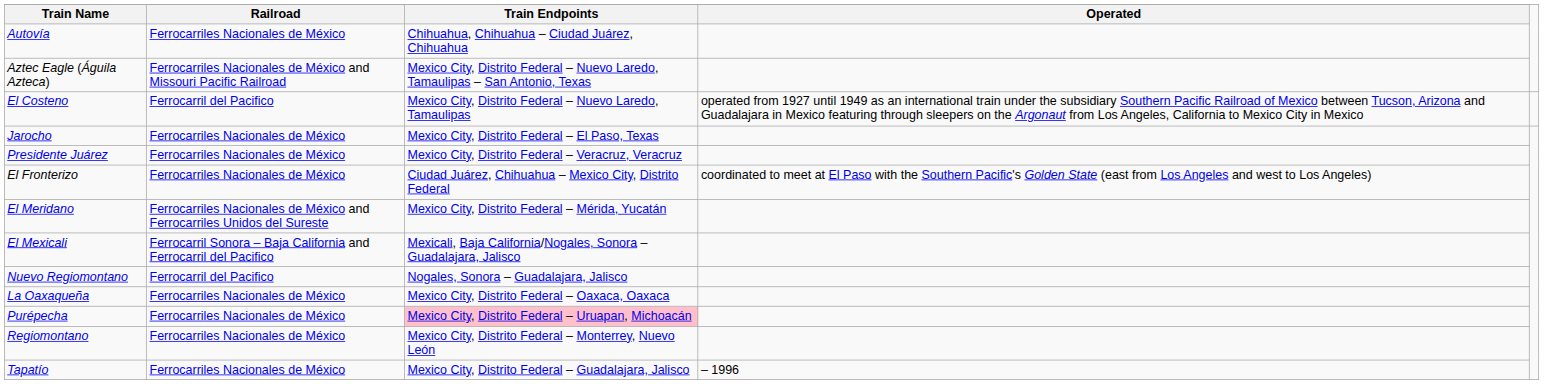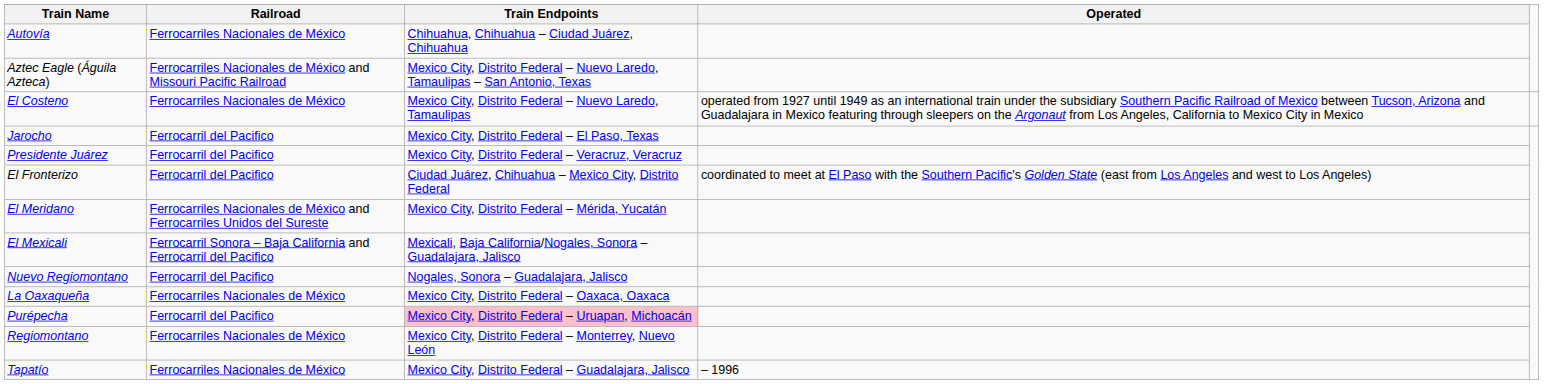(212, 101) Ferrocarril del Pacifico -> (247, 101) Ferrocarriles Nacionales de México
(247, 135) Ferrocarriles Nacionales de México -> (212, 135) Ferrocarril del Pacifico
(247, 155) Ferrocarriles Nacionales de México -> (212, 155) Ferrocarril del Pacifico
(247, 175) Ferrocarriles Nacionales de México -> (212, 175) Ferrocarril del Pacifico
(247, 316) Ferrocarriles Nacionales de México -> (212, 316) Ferrocarril del Pacifico
